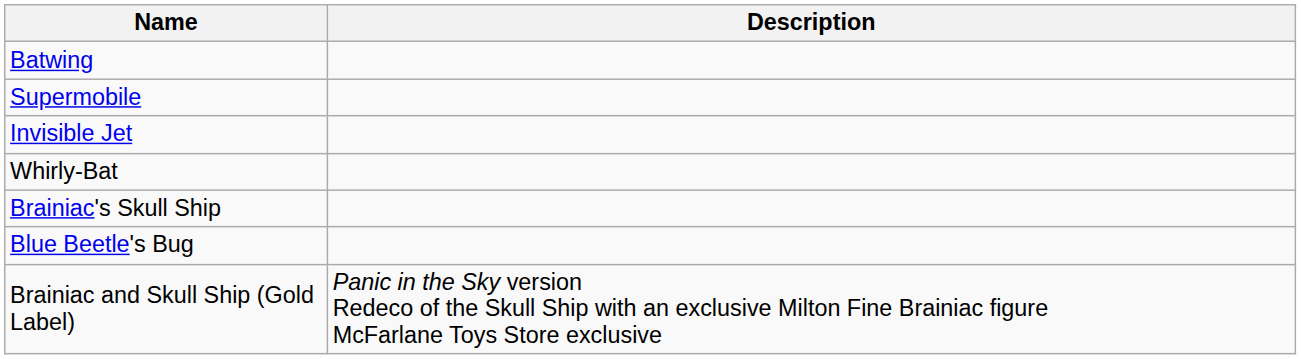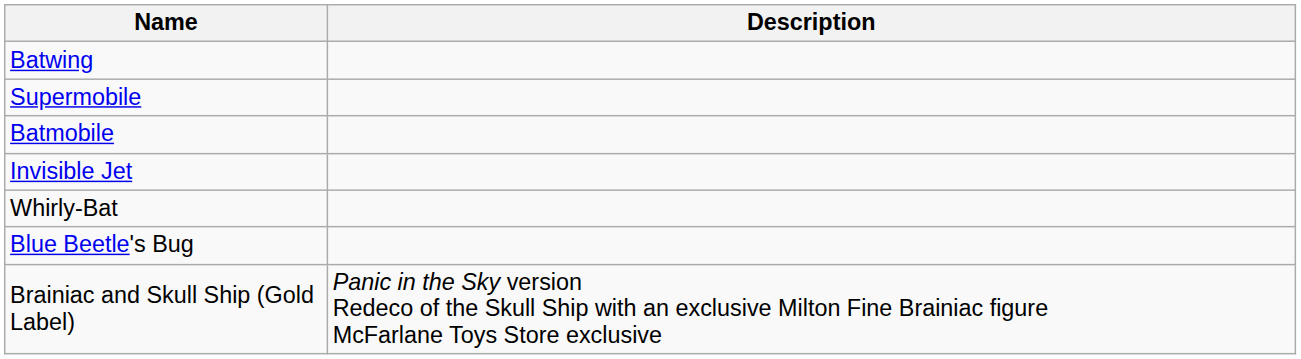+ row: (62, 134)
- row: (116, 208)
